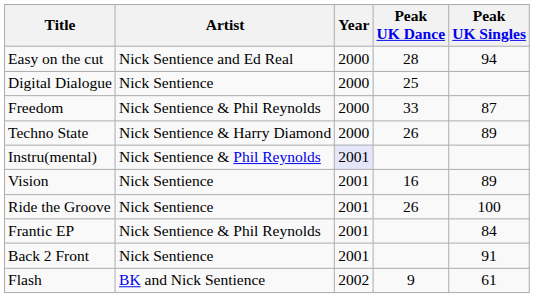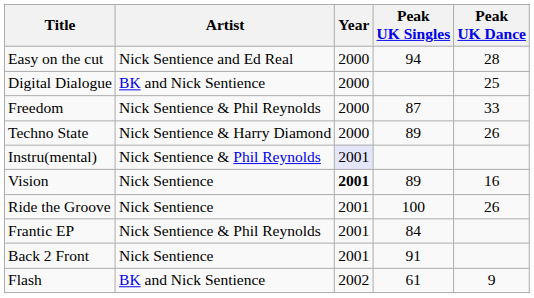columns swapped: (489, 25) <-> (411, 25)
(166, 83) Nick Sentience -> (192, 83) BK and Nick Sentience
(354, 181) normal -> (354, 181) bold
